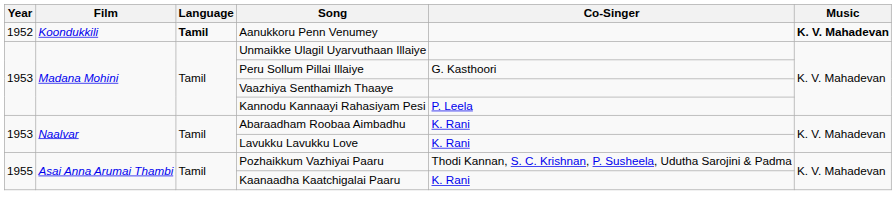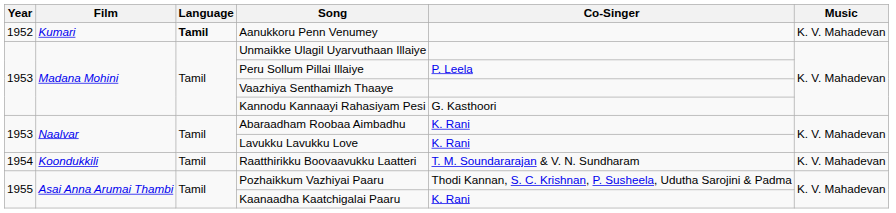(68, 32) Koondukkili -> (57, 32) Kumari
(843, 32) bold -> (841, 32) normal
(464, 69) G. Kasthoori -> (452, 69) P. Leela
(452, 106) P. Leela -> (464, 106) G. Kasthoori
+ row: (328, 161)
